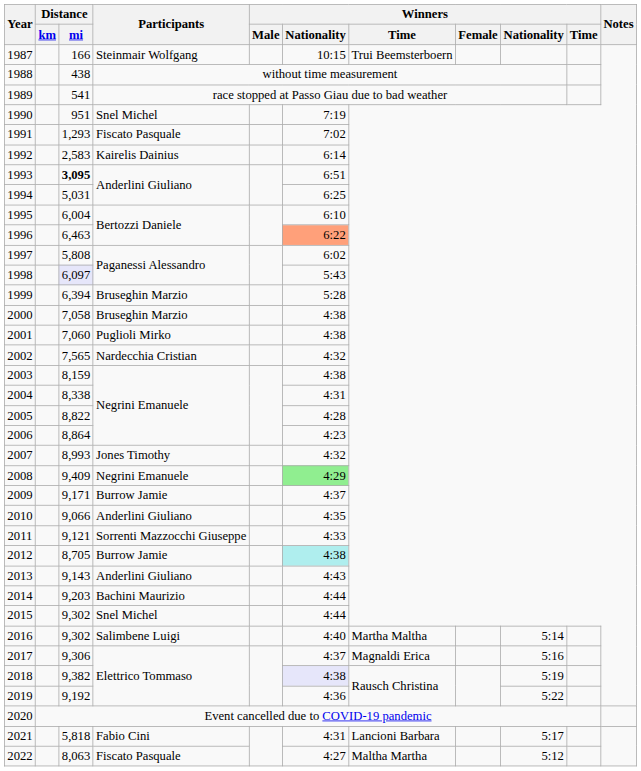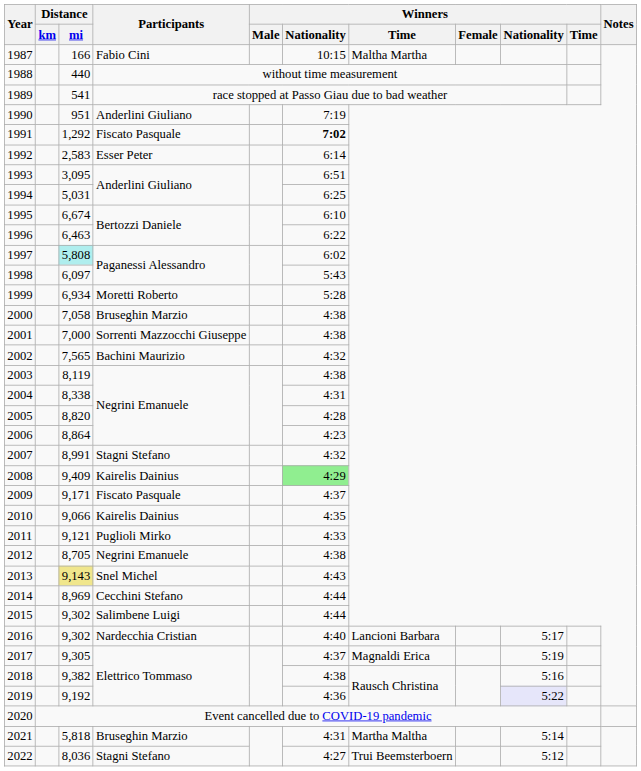(147, 54) Steinmair Wolfgang -> (123, 54) Fabio Cini
(402, 54) Trui Beemsterboern -> (389, 54) Maltha Martha
(81, 74) 438 -> (81, 74) 440
(127, 114) Snel Michel -> (144, 114) Anderlini Giuliano
(76, 134) 1,293 -> (76, 134) 1,292
(334, 134) normal -> (334, 134) bold
(137, 154) Kairelis Dainius -> (124, 154) Esser Peter
(76, 174) bold -> (76, 174) normal
(76, 214) 6,004 -> (76, 214) 6,674
(334, 235) lightsalmon background -> (334, 235) no background
(76, 255) no background -> (76, 255) paleturquoise background
(76, 275) lavender background -> (76, 275) no background
(76, 295) 6,394 -> (76, 295) 6,934
(142, 295) Bruseghin Marzio -> (137, 295) Moretti Roberto
(76, 335) 7,060 -> (76, 335) 7,000
(133, 335) Puglioli Mirko -> (171, 335) Sorrenti Mazzocchi Giuseppe
(146, 355) Nardecchia Cristian -> (140, 355) Bachini Maurizio
(76, 375) 8,159 -> (76, 375) 8,119
(76, 415) 8,822 -> (76, 415) 8,820
(76, 455) 8,993 -> (76, 455) 8,991
(133, 455) Jones Timothy -> (133, 455) Stagni Stefano
(142, 475) Negrini Emanuele -> (137, 475) Kairelis Dainius
(132, 495) Burrow Jamie -> (138, 495) Fiscato Pasquale
(144, 515) Anderlini Giuliano -> (137, 515) Kairelis Dainius
(171, 535) Sorrenti Mazzocchi Giuseppe -> (133, 535) Puglioli Mirko
(132, 555) Burrow Jamie -> (142, 555) Negrini Emanuele
(334, 555) paleturquoise background -> (334, 555) no background
(76, 575) no background -> (76, 575) khaki background
(144, 575) Anderlini Giuliano -> (127, 575) Snel Michel
(76, 595) 9,203 -> (76, 595) 8,969
(140, 595) Bachini Maurizio -> (139, 595) Cecchini Stefano
(127, 615) Snel Michel -> (138, 615) Salimbene Luigi
(138, 635) Salimbene Luigi -> (146, 635) Nardecchia Cristian
(389, 635) Martha Maltha -> (396, 635) Lancioni Barbara
(553, 635) 5:14 -> (553, 635) 5:17
(76, 656) 9,306 -> (76, 656) 9,305
(553, 656) 5:16 -> (553, 656) 5:19
(334, 676) lavender background -> (334, 676) no background
(553, 676) 5:19 -> (553, 676) 5:16
(553, 696) no background -> (553, 696) lavender background
(123, 736) Fabio Cini -> (142, 736) Bruseghin Marzio
(396, 736) Lancioni Barbara -> (389, 736) Martha Maltha
(553, 736) 5:17 -> (553, 736) 5:14
(76, 756) 8,063 -> (76, 756) 8,036
(138, 756) Fiscato Pasquale -> (133, 756) Stagni Stefano
(389, 756) Maltha Martha -> (402, 756) Trui Beemsterboern
